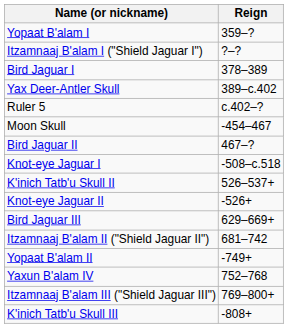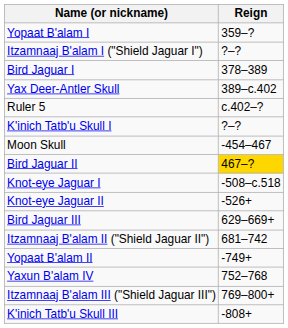+ row: (59, 126)
(238, 145) no background -> (238, 164) gold background
- row: (61, 182)
